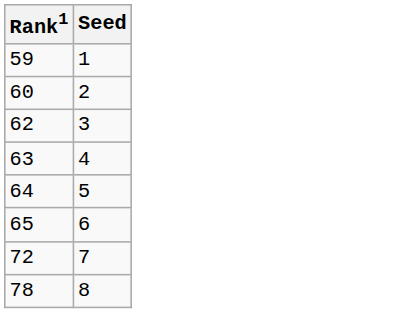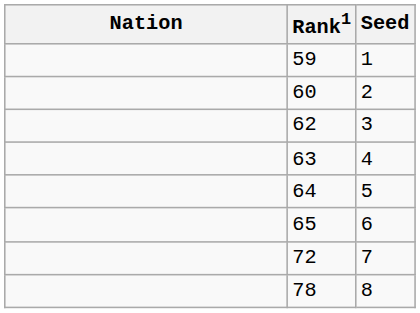+ column: (146, 24)
